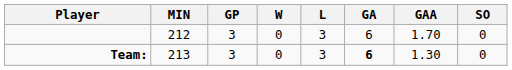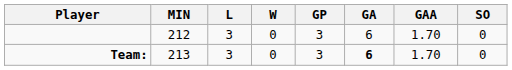columns swapped: (232, 15) <-> (322, 15)
(426, 55) 1.30 -> (426, 55) 1.70
